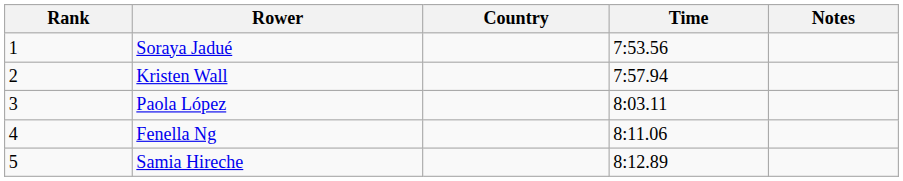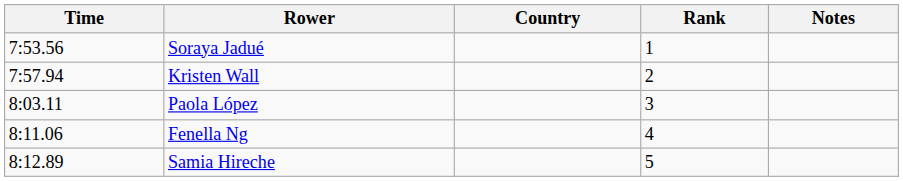columns swapped: (68, 18) <-> (689, 18)
